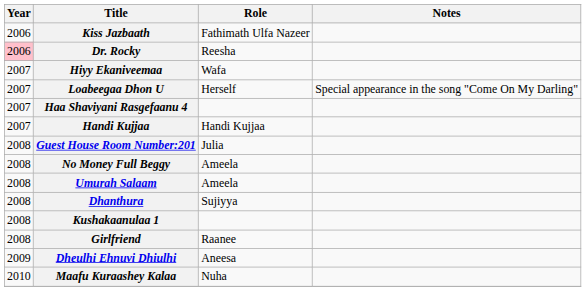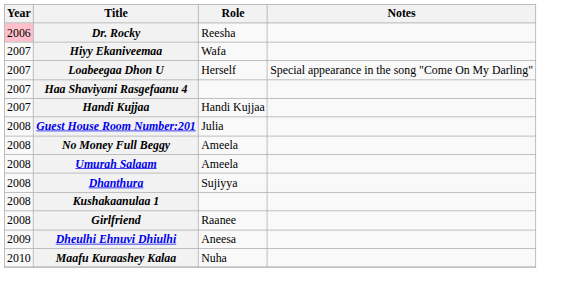- row: (116, 32)
